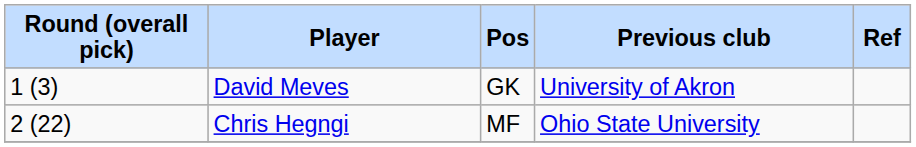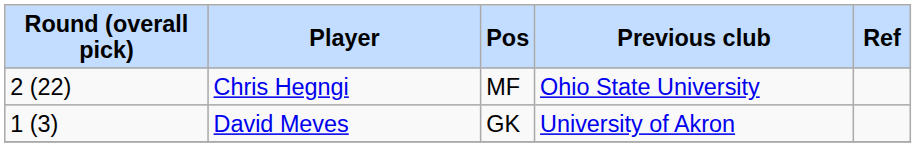rows swapped: (281, 87) <-> (281, 124)
